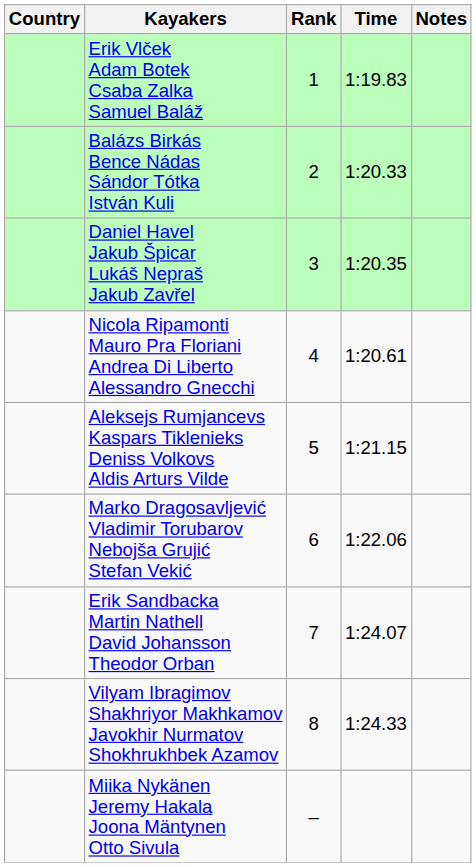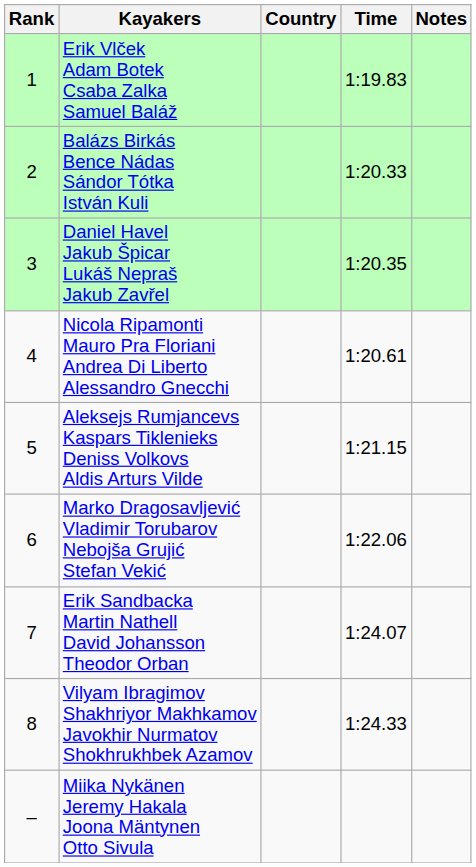columns swapped: (314, 19) <-> (44, 19)
